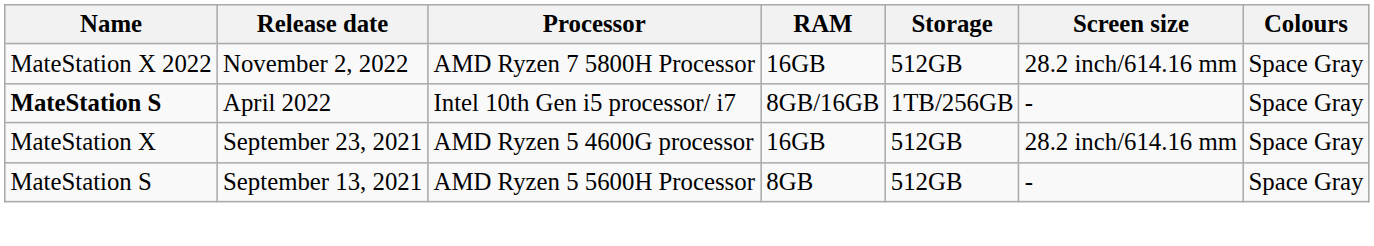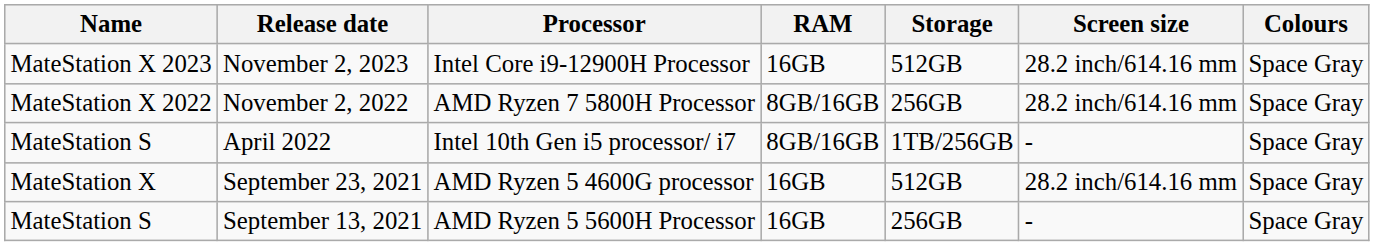+ row: (316, 63)
(796, 63) 16GB -> (823, 102) 8GB/16GB
(927, 63) 512GB -> (927, 102) 256GB
(86, 102) bold -> (81, 142) normal
(790, 181) 8GB -> (796, 220) 16GB
(927, 181) 512GB -> (927, 220) 256GB
